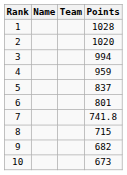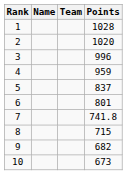(103, 57) 994 -> (103, 57) 996
